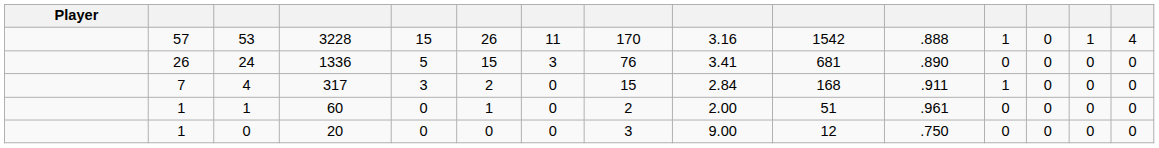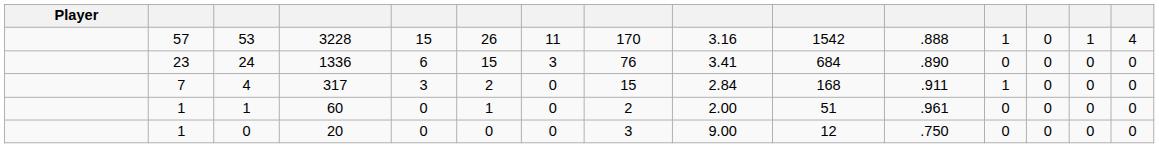(181, 62) 26 -> (181, 62) 23
(424, 62) 5 -> (424, 62) 6
(829, 62) 681 -> (829, 62) 684
